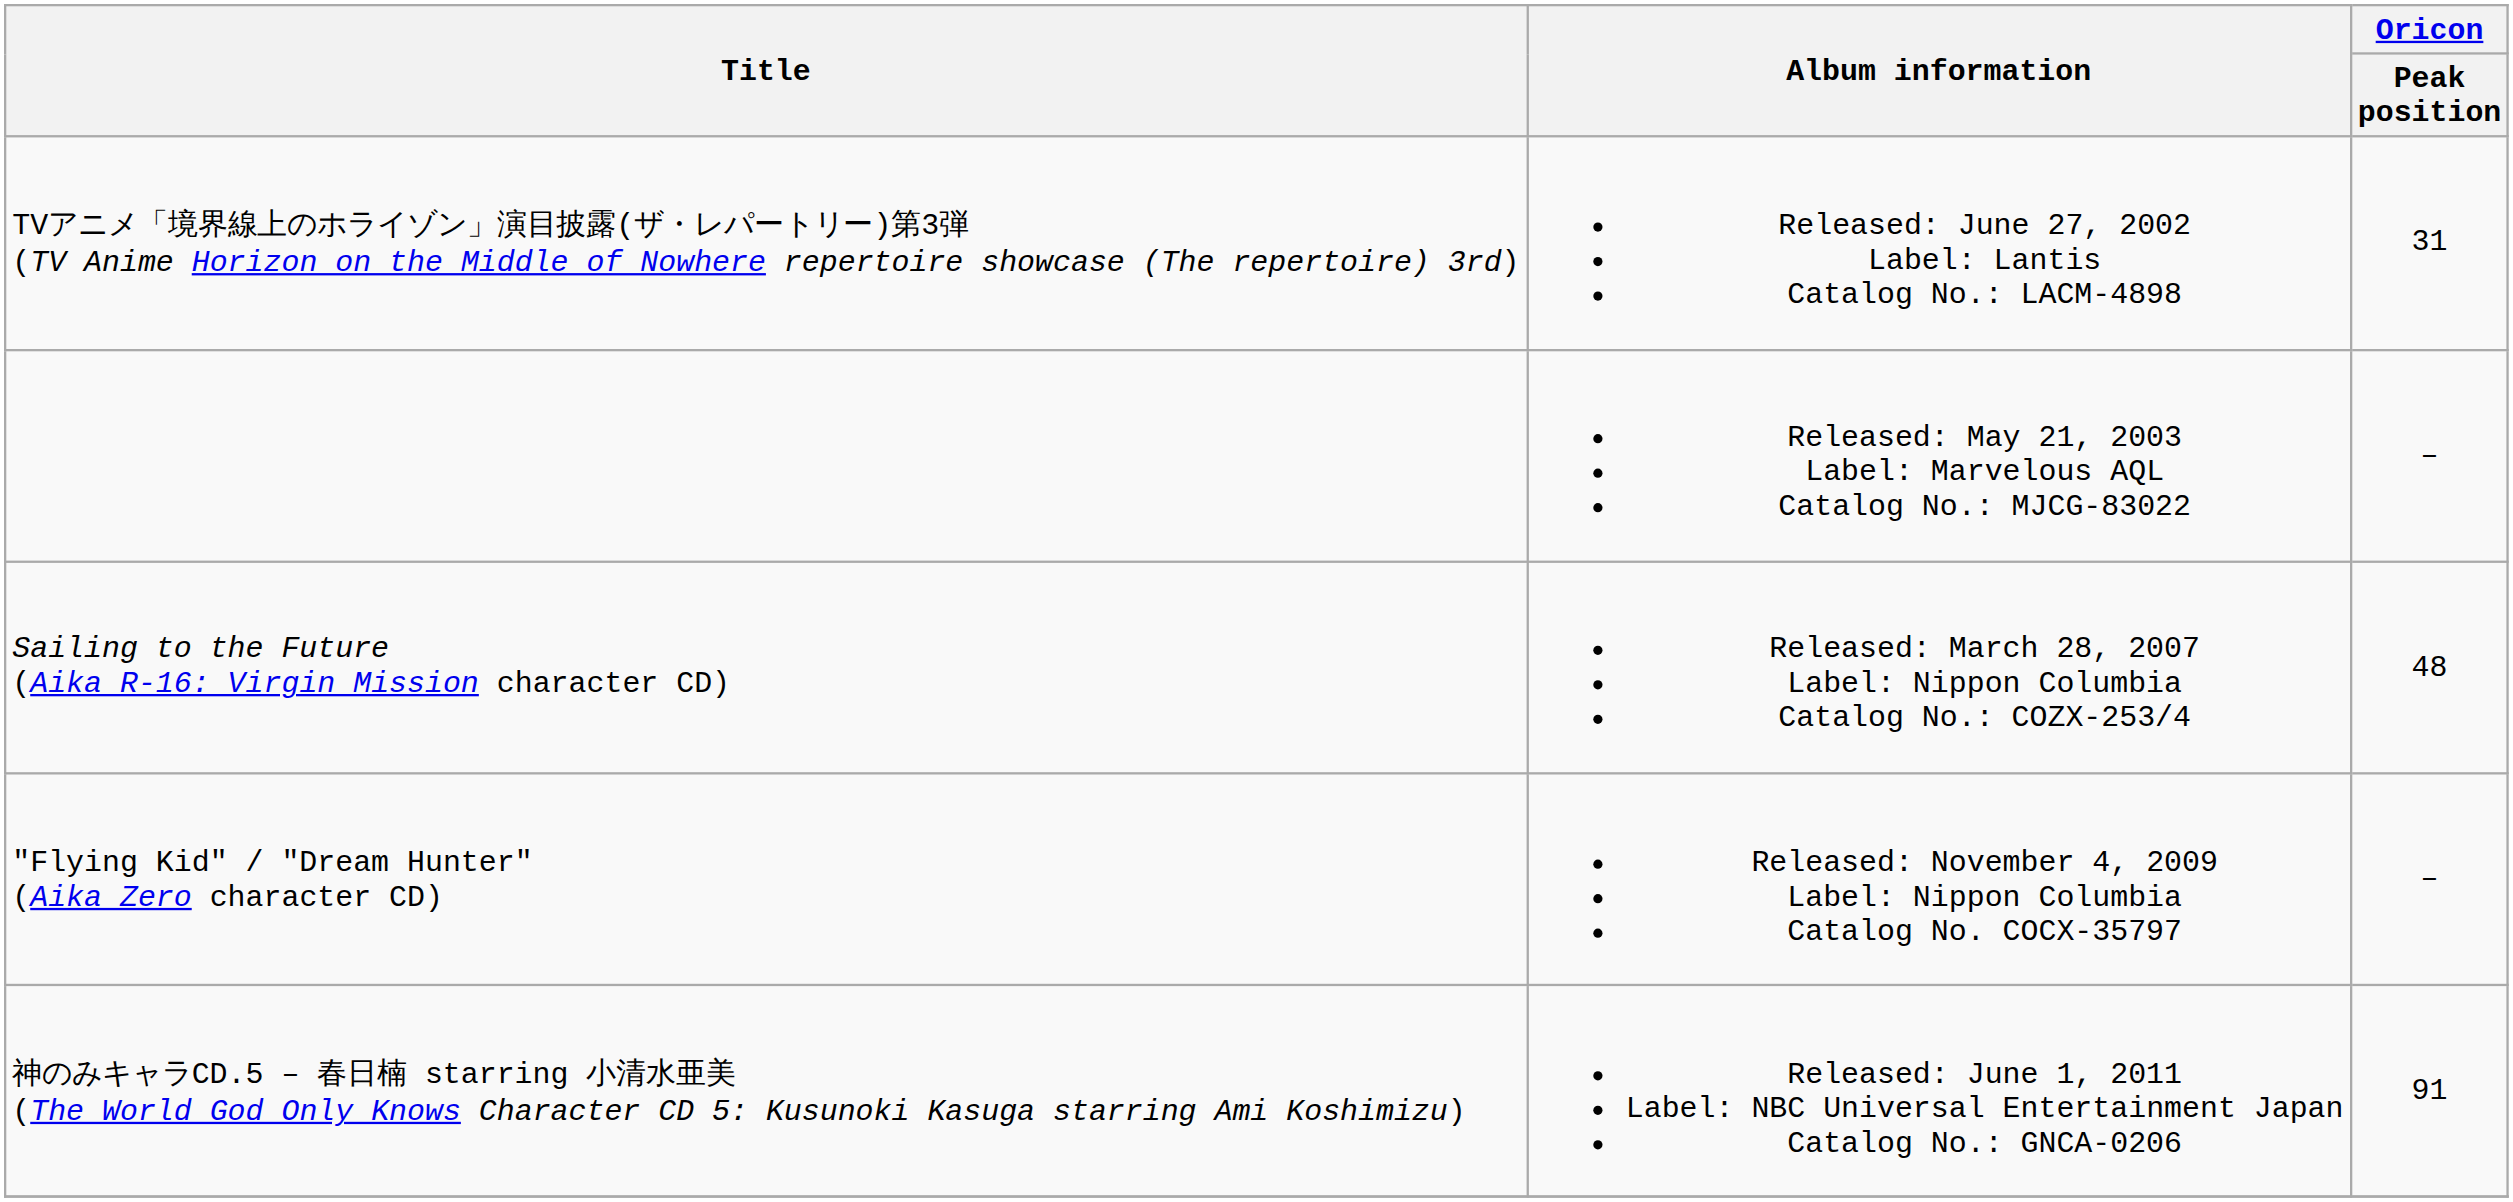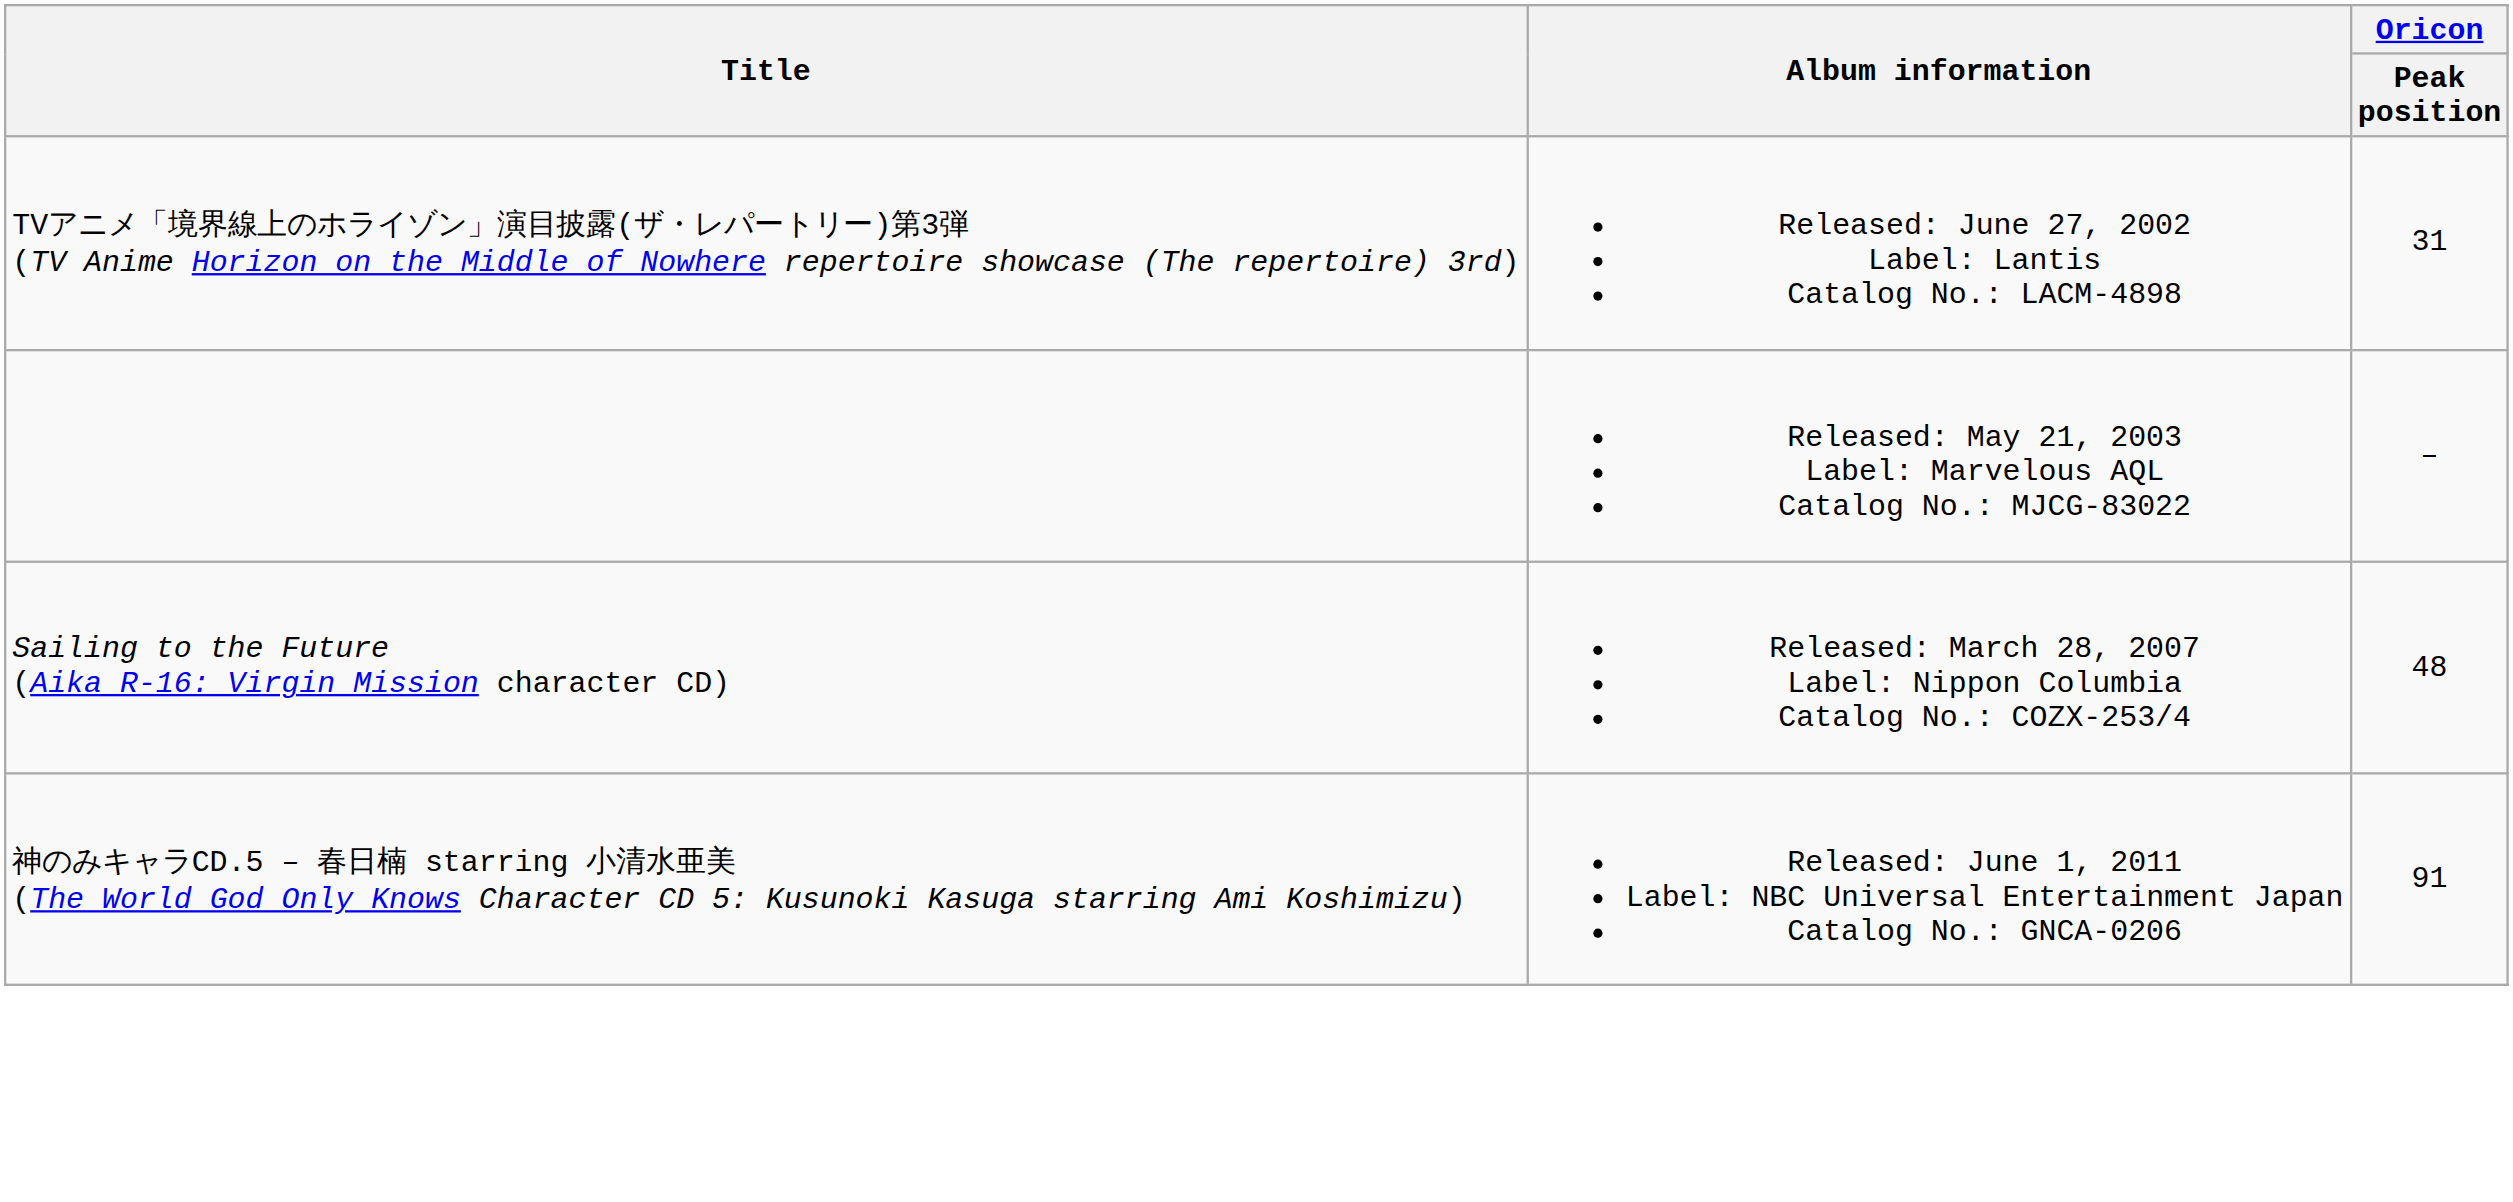- row: (272, 879)
